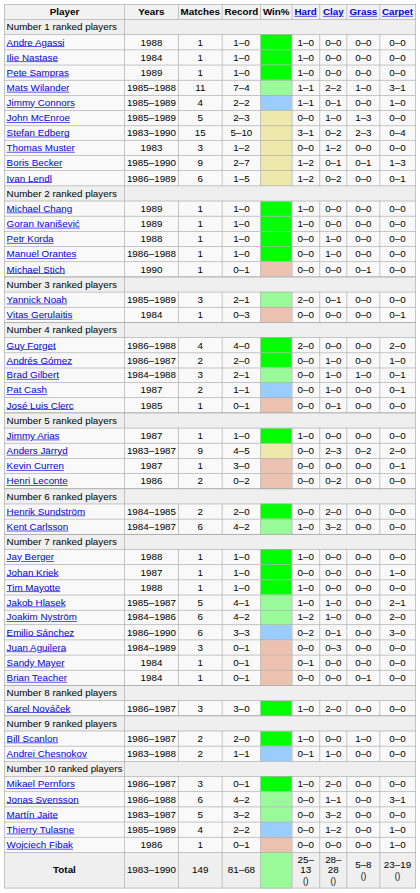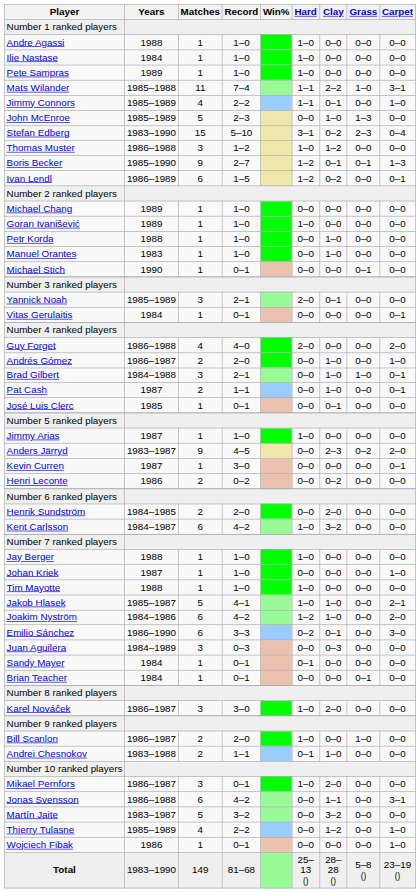(151, 148) 1983 -> (151, 148) 1986–1988
(306, 148) 0–0 -> (306, 148) 1–0
(306, 209) 1–0 -> (306, 209) 0–0
(151, 254) 1986–1988 -> (151, 254) 1983
(241, 315) 0–3 -> (241, 315) 0–1
(241, 648) 0–1 -> (241, 648) 0–3
